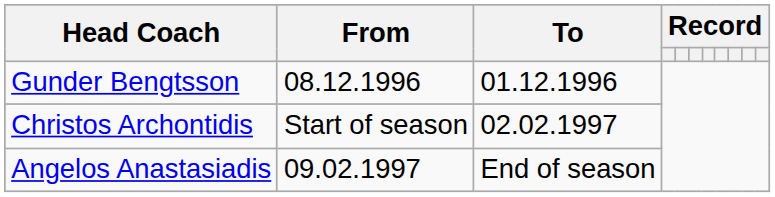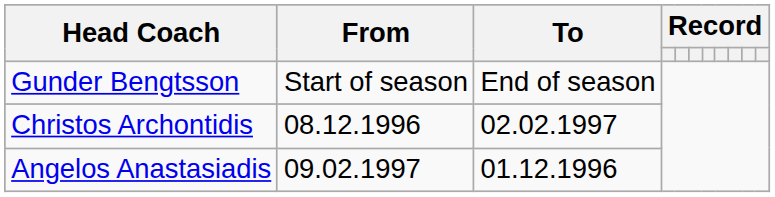(352, 82) 08.12.1996 -> (376, 82) Start of season
(549, 82) 01.12.1996 -> (568, 82) End of season
(376, 125) Start of season -> (352, 125) 08.12.1996
(568, 168) End of season -> (549, 168) 01.12.1996
